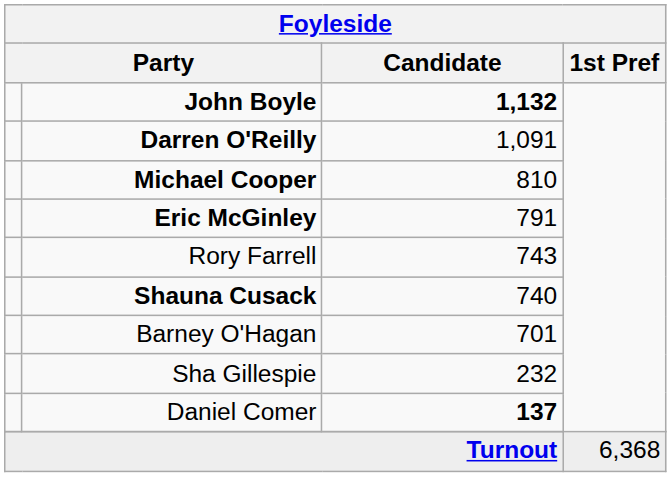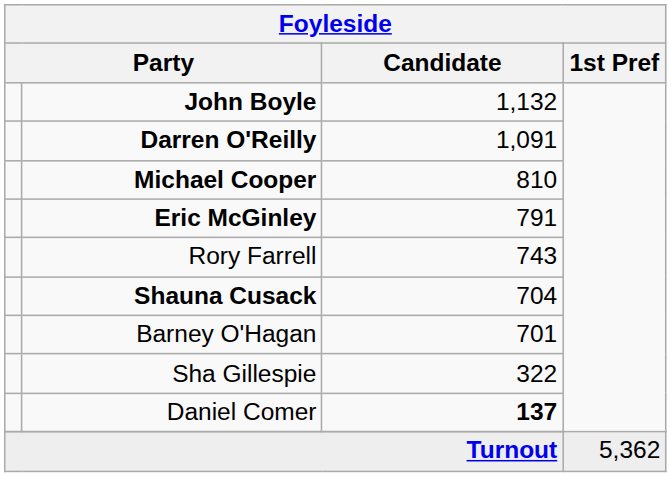(527, 101) bold -> (527, 101) normal
(537, 295) 740 -> (537, 295) 704
(537, 373) 232 -> (537, 373) 322
(630, 450) 6,368 -> (630, 450) 5,362
